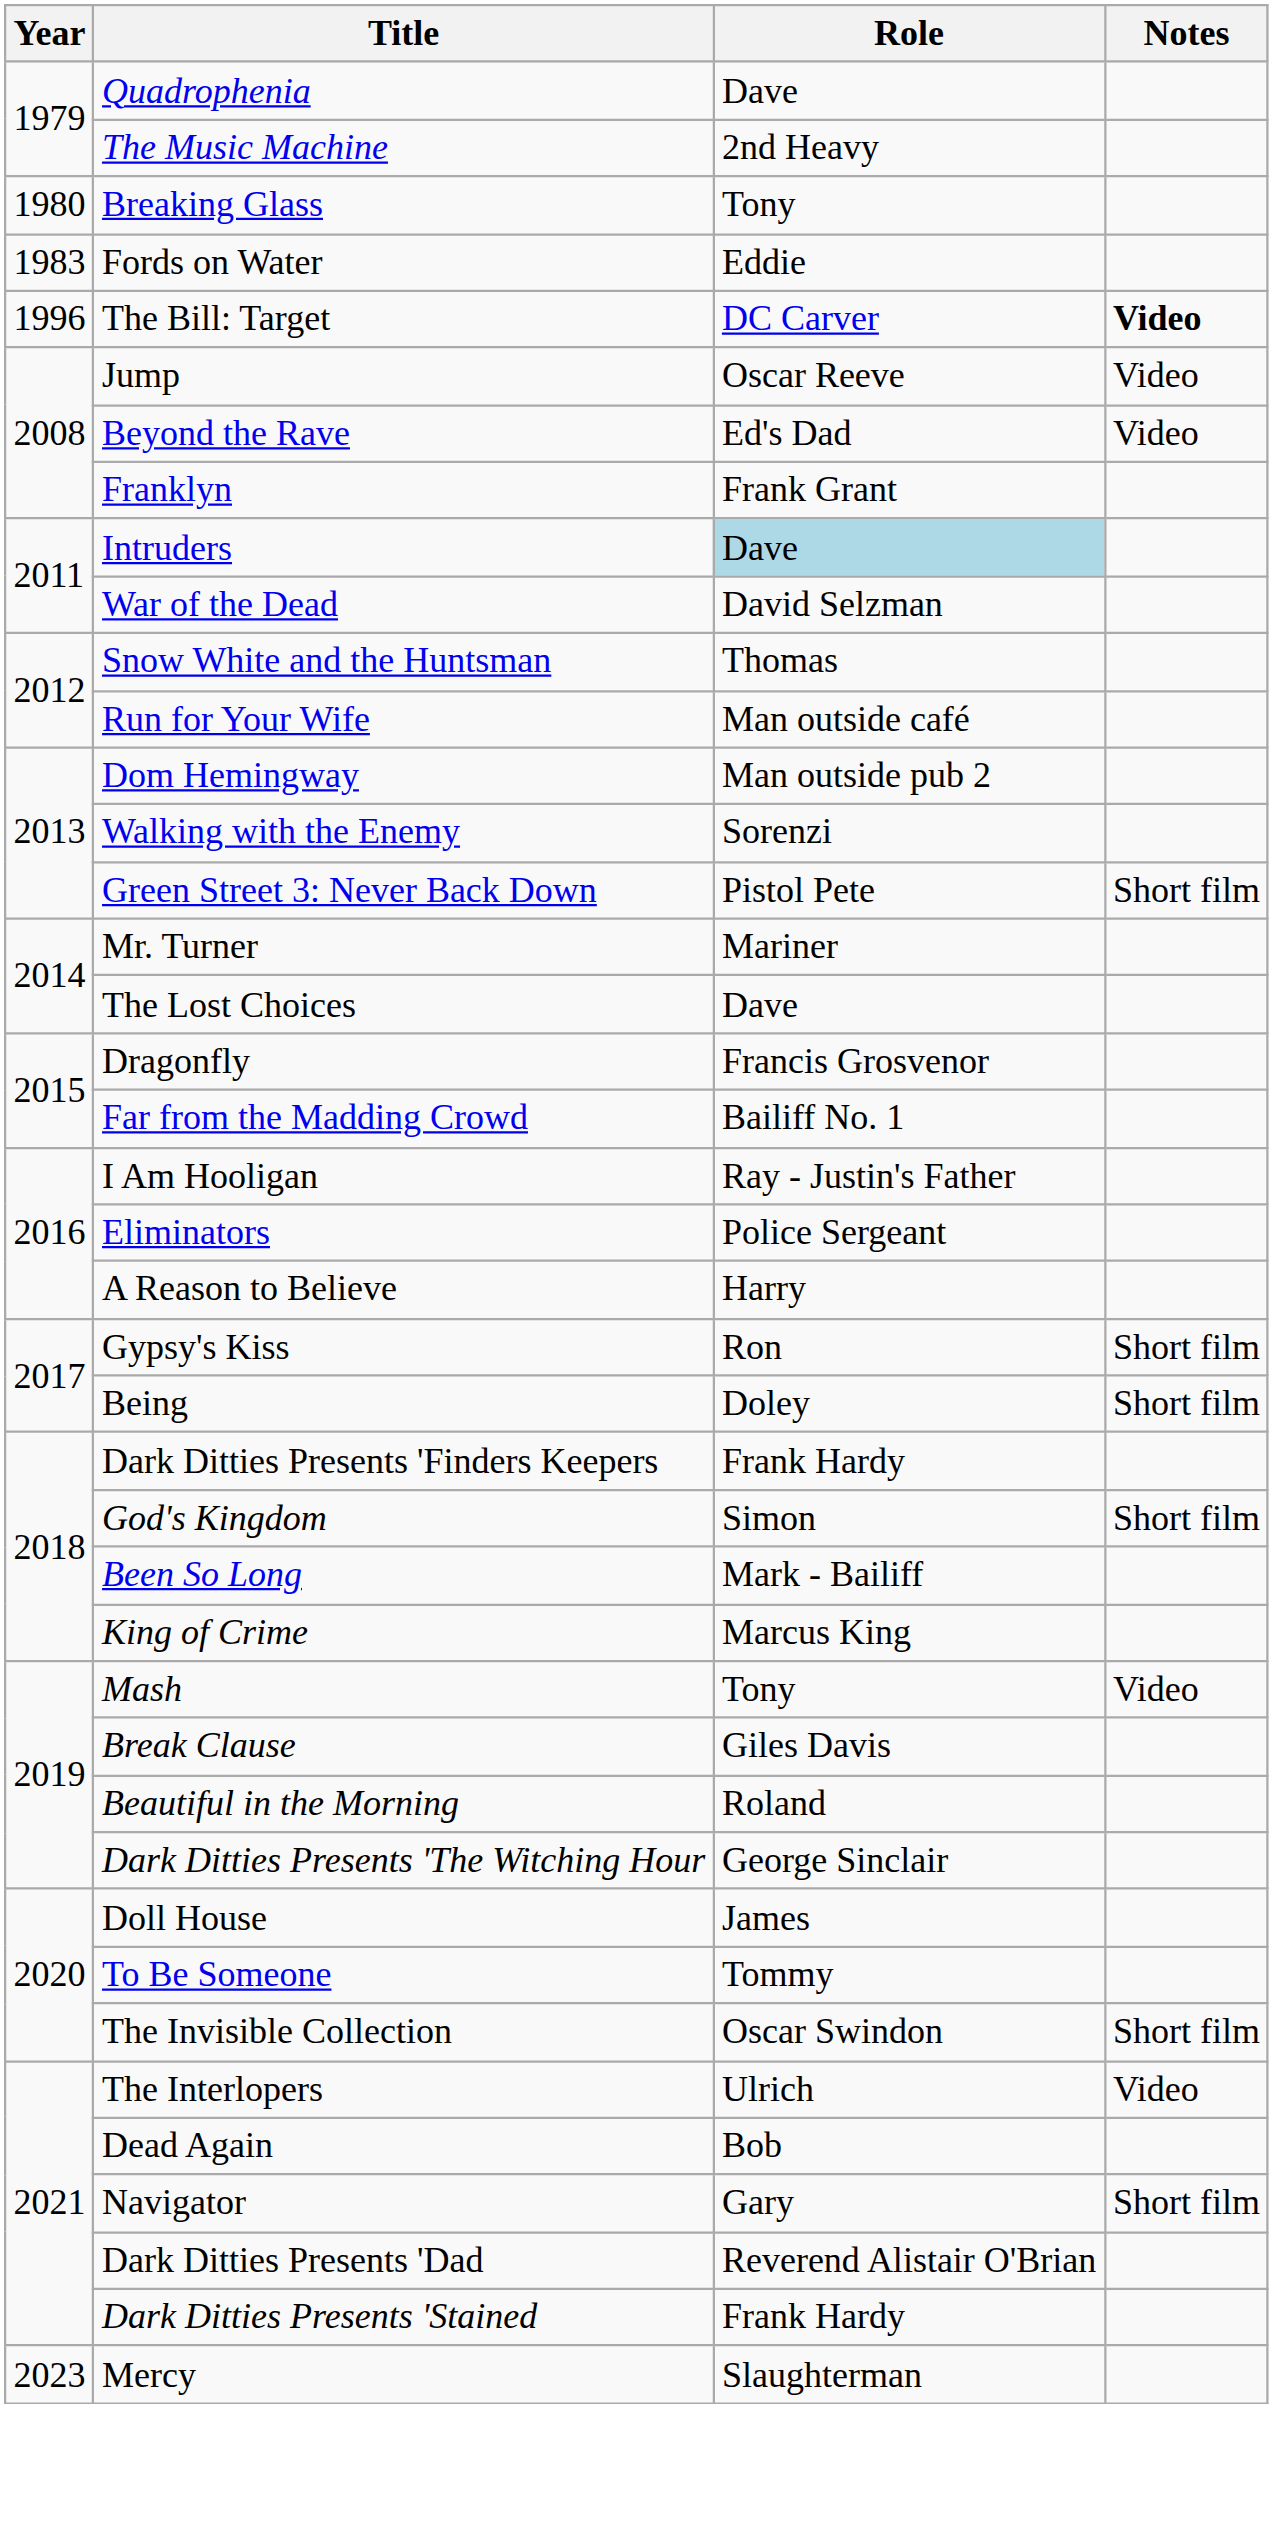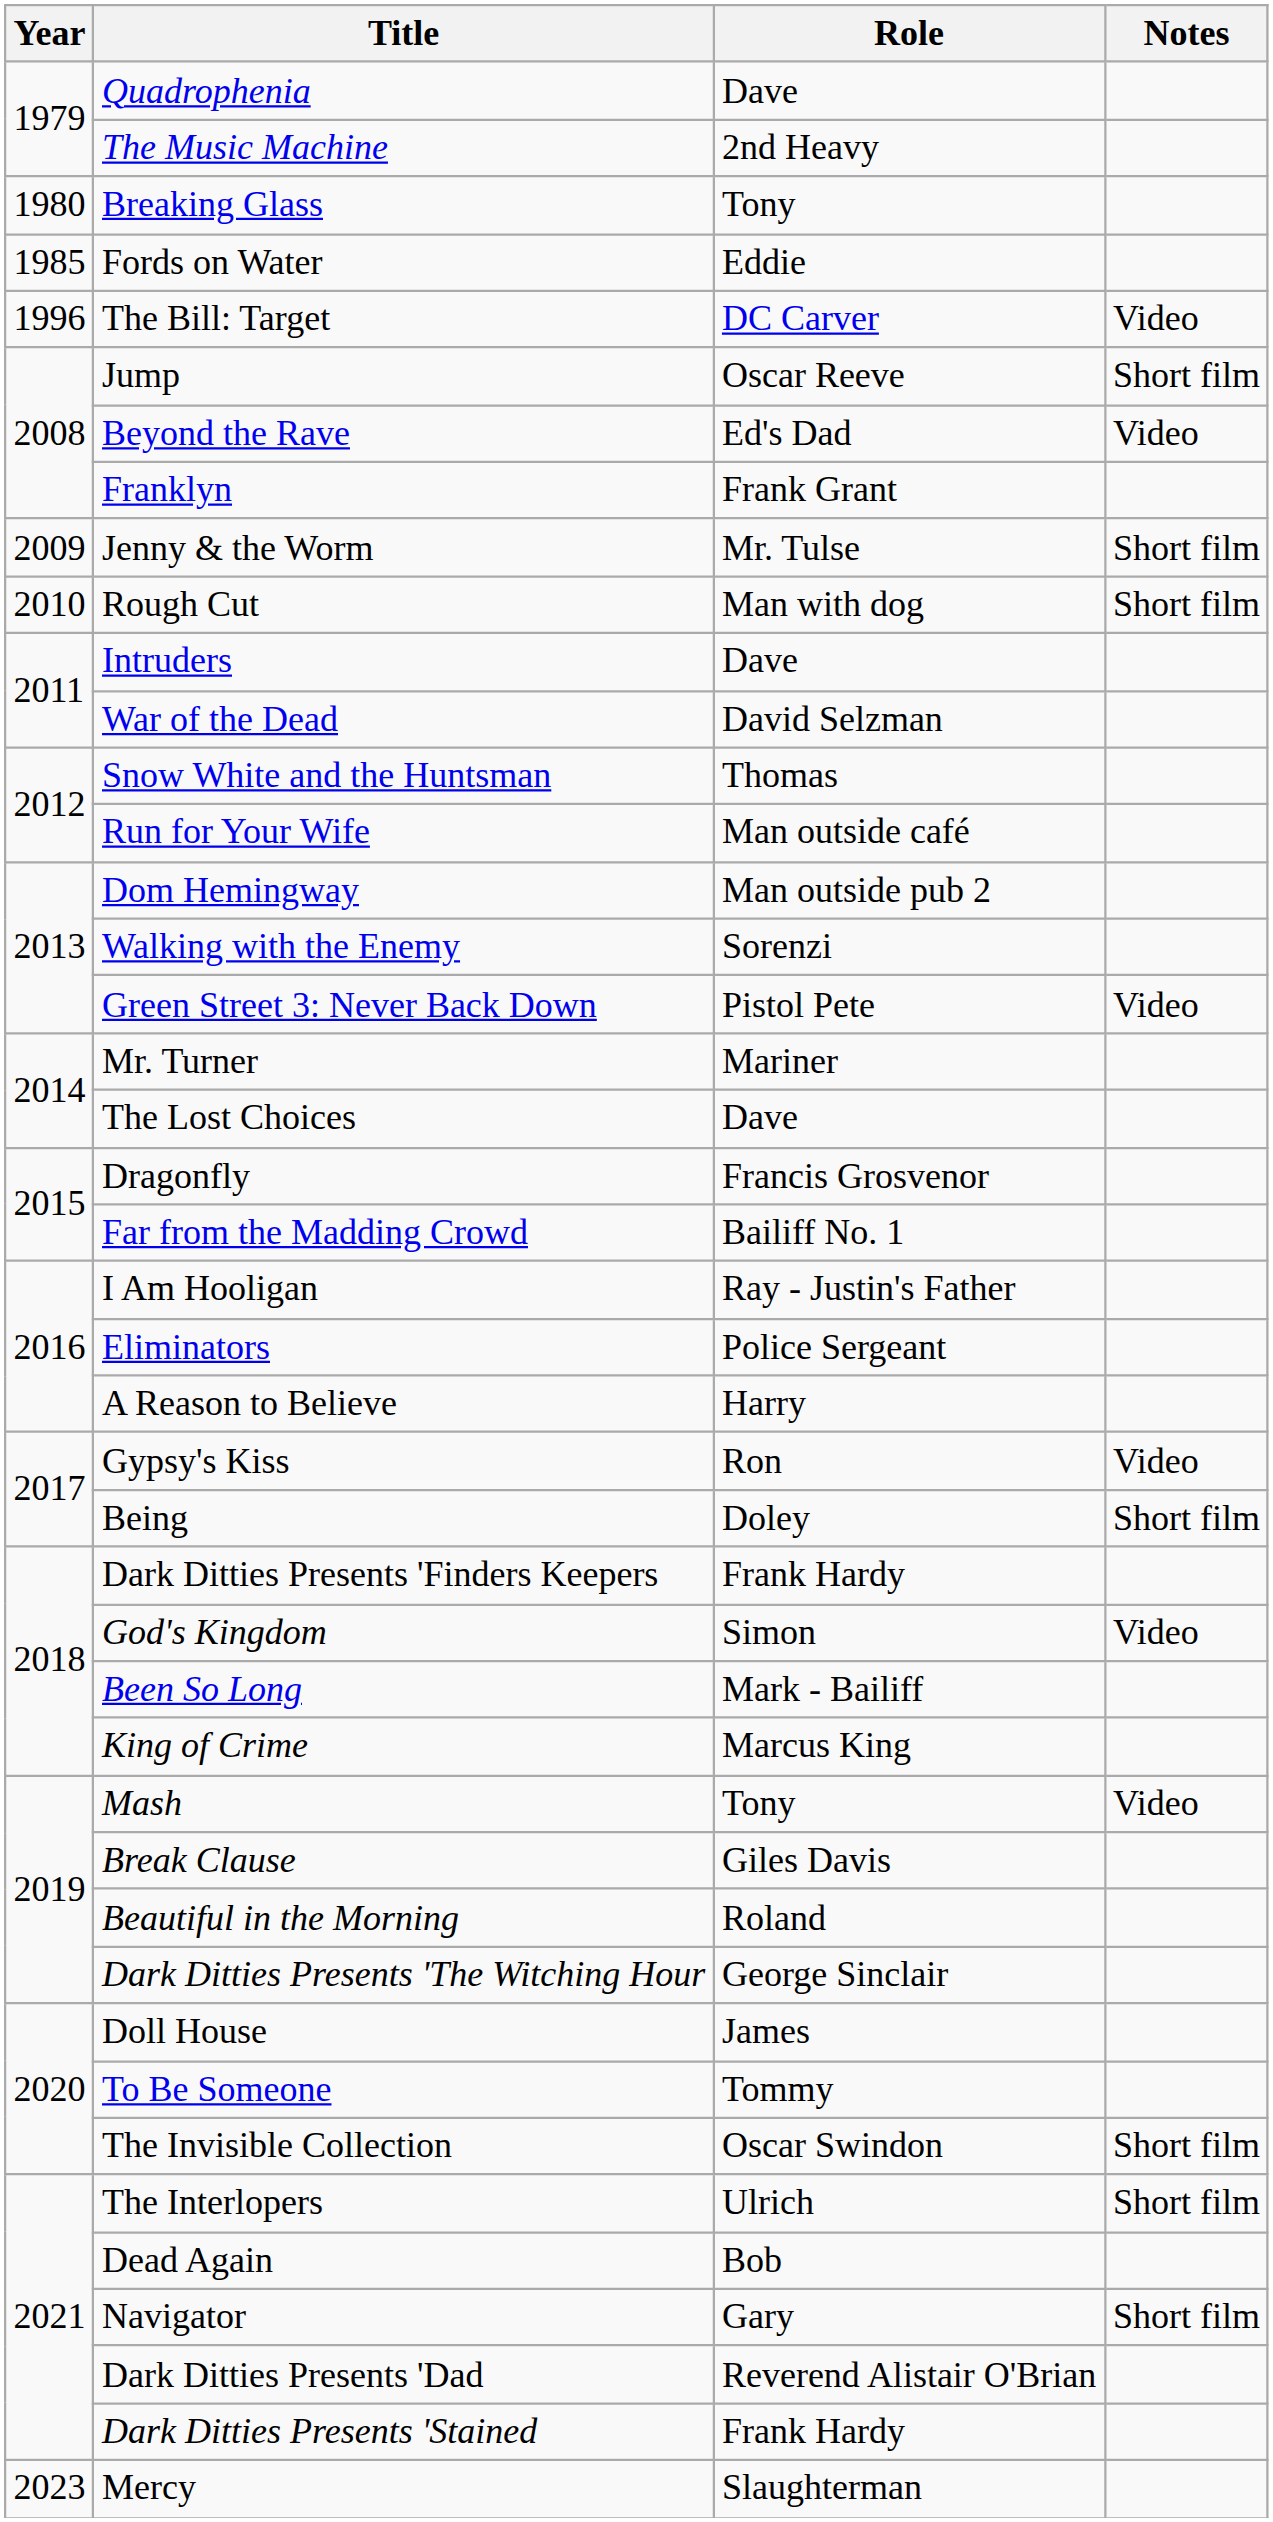(49, 261) 1983 -> (49, 261) 1985
(1157, 318) bold -> (1156, 318) normal
(1156, 375) Video -> (1186, 375) Short film
+ row: (238, 546)
+ row: (181, 603)
(760, 546) lightblue background -> (760, 661) no background
(1186, 889) Short film -> (1156, 1003) Video
(1186, 1346) Short film -> (1156, 1460) Video
(1186, 1517) Short film -> (1156, 1631) Video
(1156, 2088) Video -> (1186, 2202) Short film
